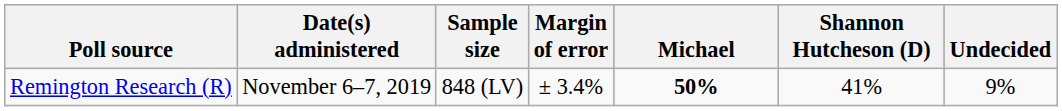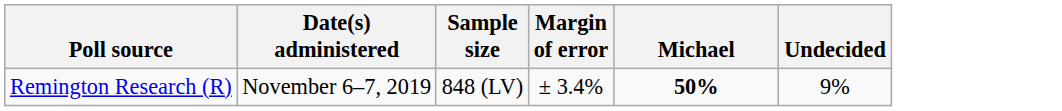- column: (862, 36)
